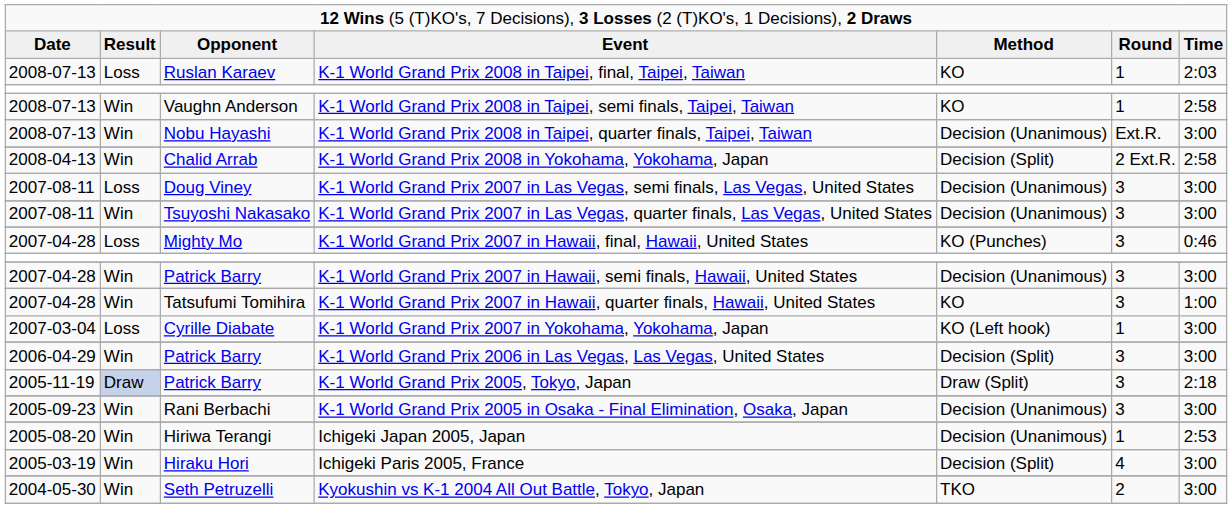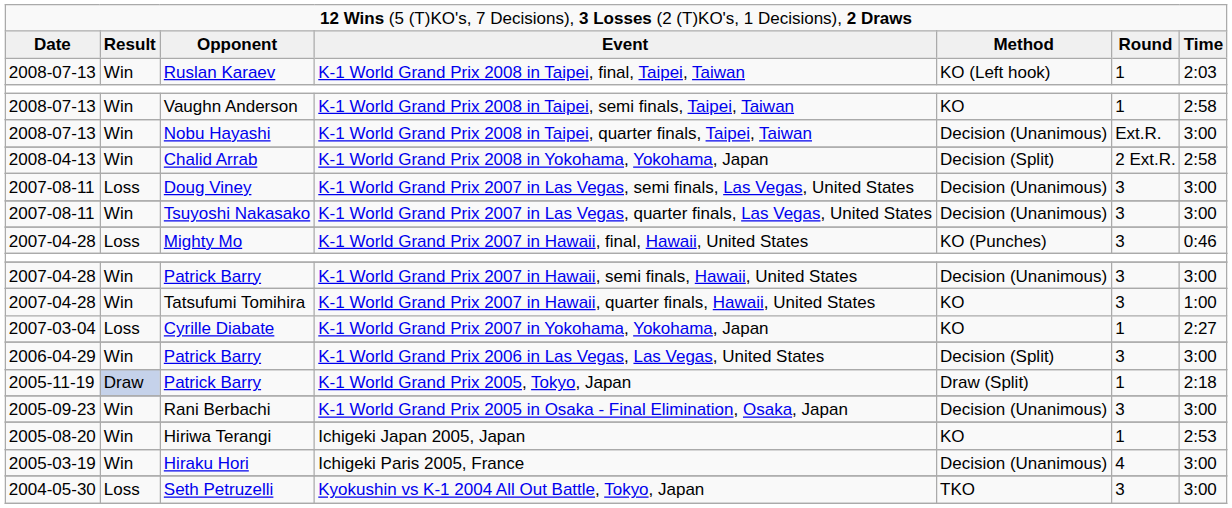(122, 72) Loss -> (118, 72) Win
(952, 72) KO -> (995, 72) KO (Left hook)
(995, 329) KO (Left hook) -> (952, 329) KO
(1200, 329) 3:00 -> (1200, 329) 2:27
(1120, 382) 3 -> (1120, 382) 1
(1024, 436) Decision (Unanimous) -> (952, 436) KO
(997, 463) Decision (Split) -> (1024, 463) Decision (Unanimous)
(118, 490) Win -> (122, 490) Loss
(1120, 490) 2 -> (1120, 490) 3
